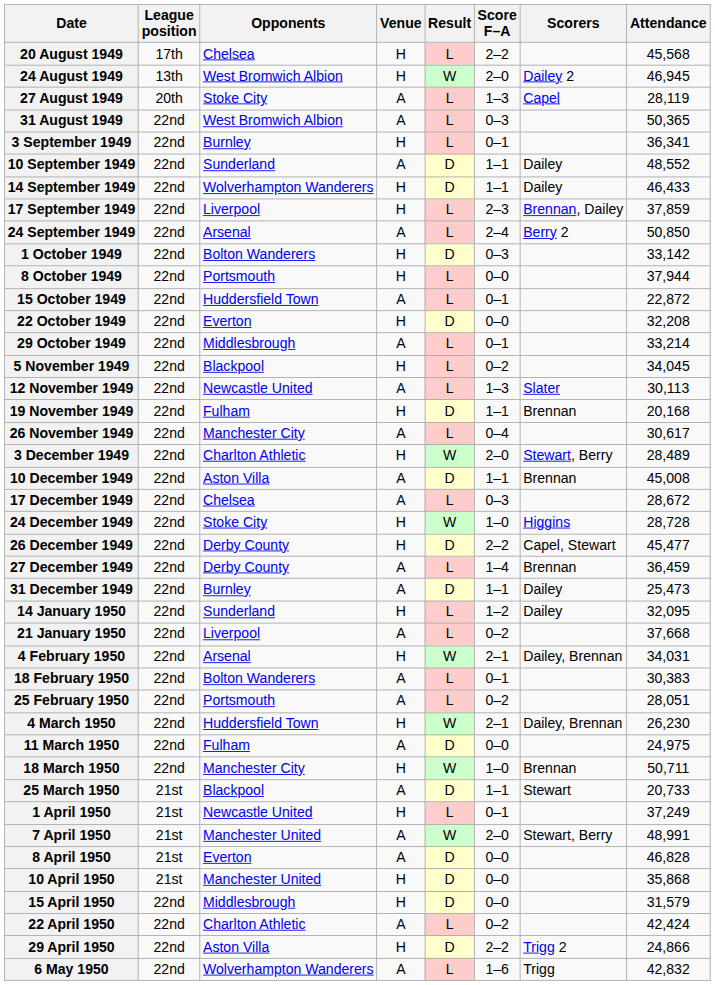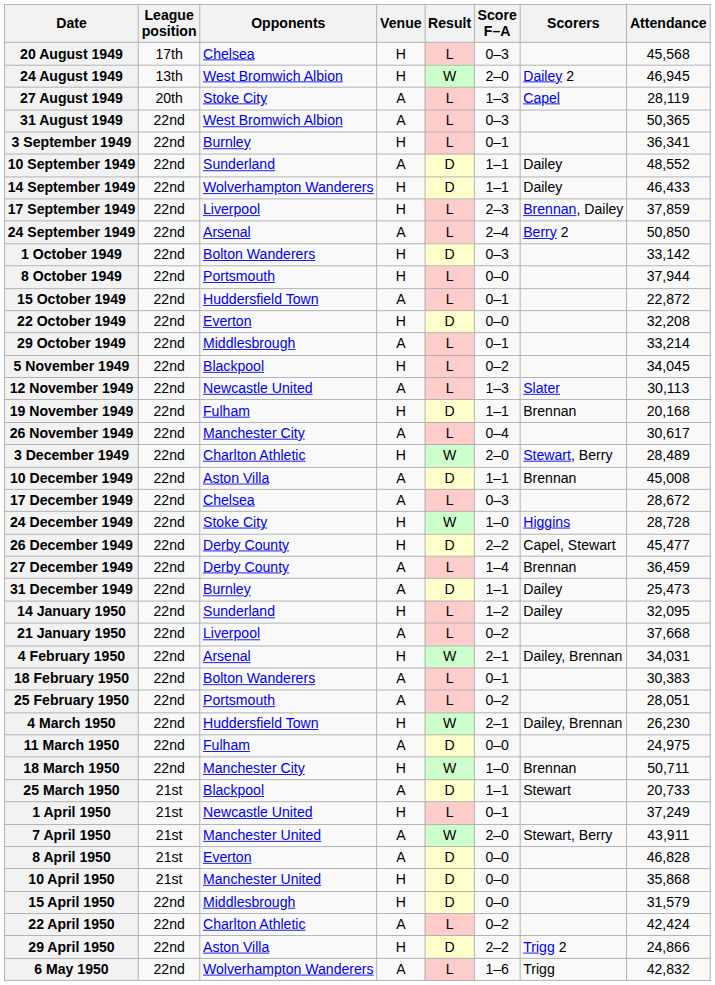(497, 53) 2–2 -> (497, 53) 0–3
(668, 835) 48,991 -> (668, 835) 43,911
